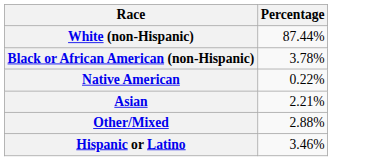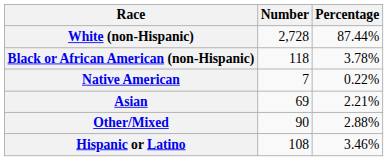+ column: (285, 15)
